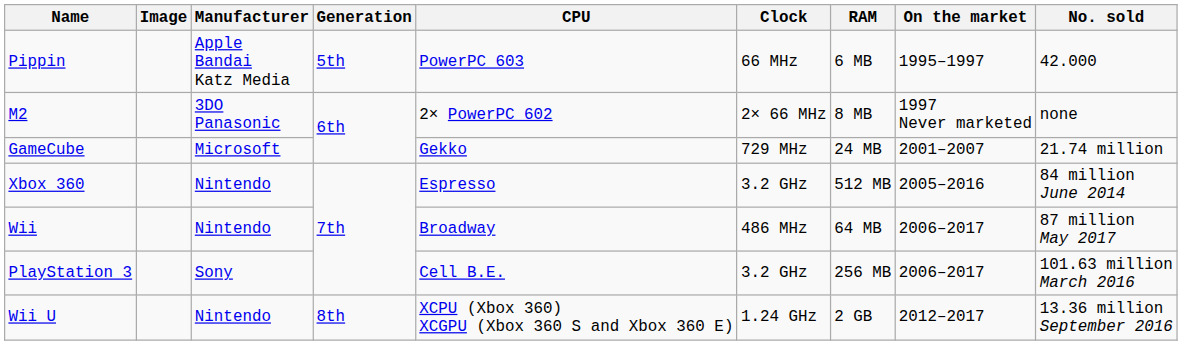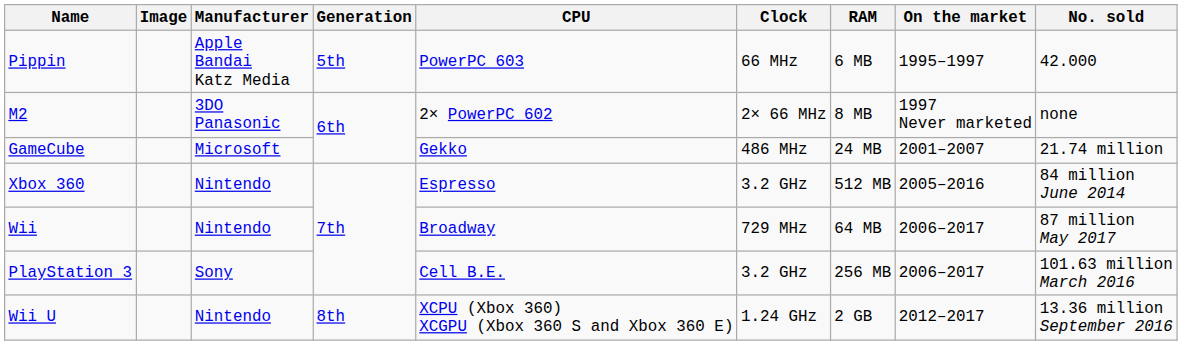(774, 150) 729 MHz -> (774, 150) 486 MHz
(774, 229) 486 MHz -> (774, 229) 729 MHz
